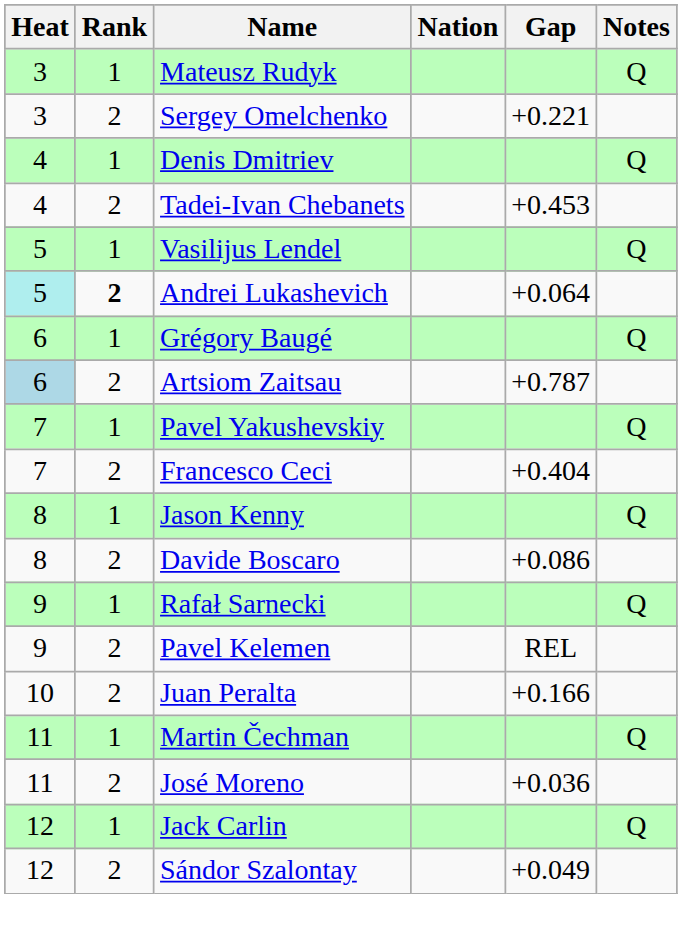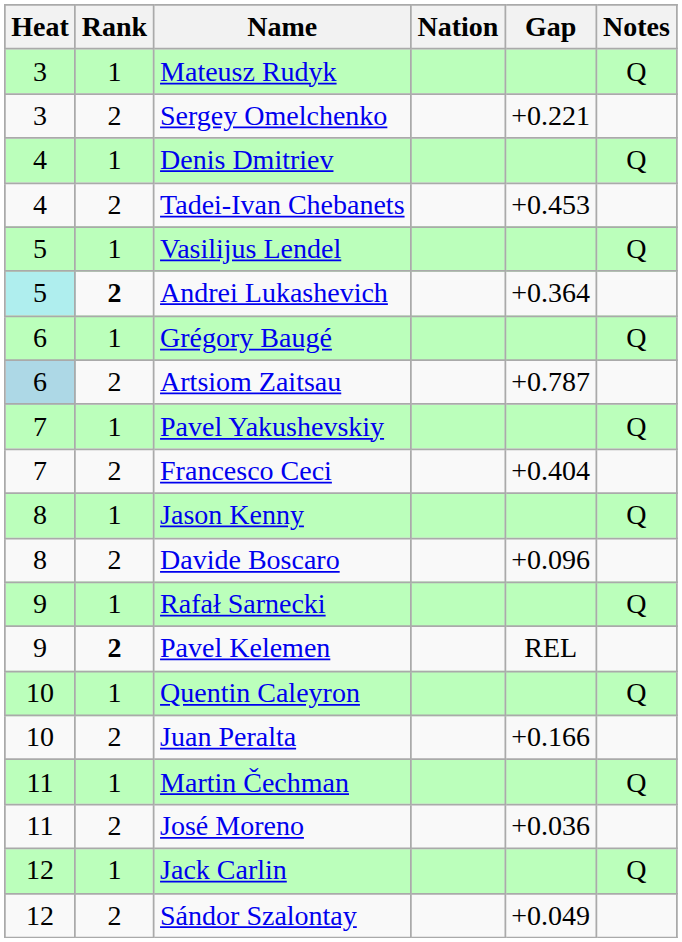(551, 293) +0.064 -> (551, 293) +0.364
(551, 559) +0.086 -> (551, 559) +0.096
(114, 648) normal -> (114, 648) bold
+ row: (260, 692)
